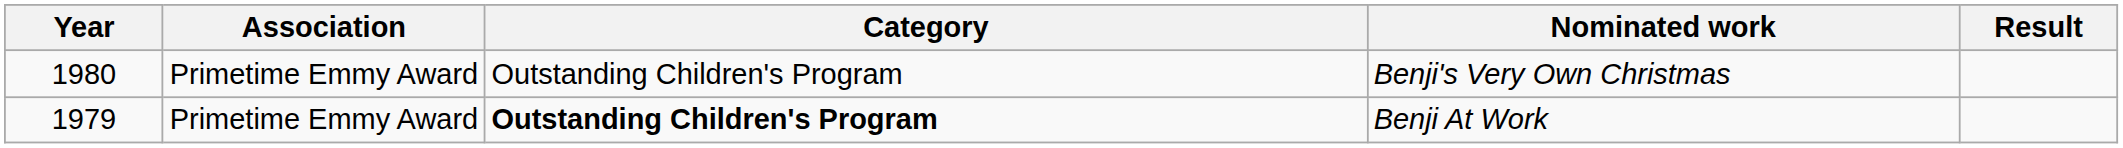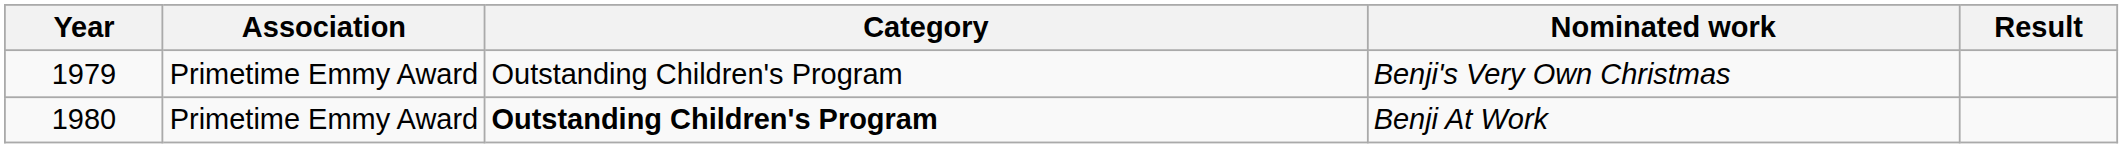(84, 73) 1980 -> (84, 73) 1979
(84, 119) 1979 -> (84, 119) 1980
